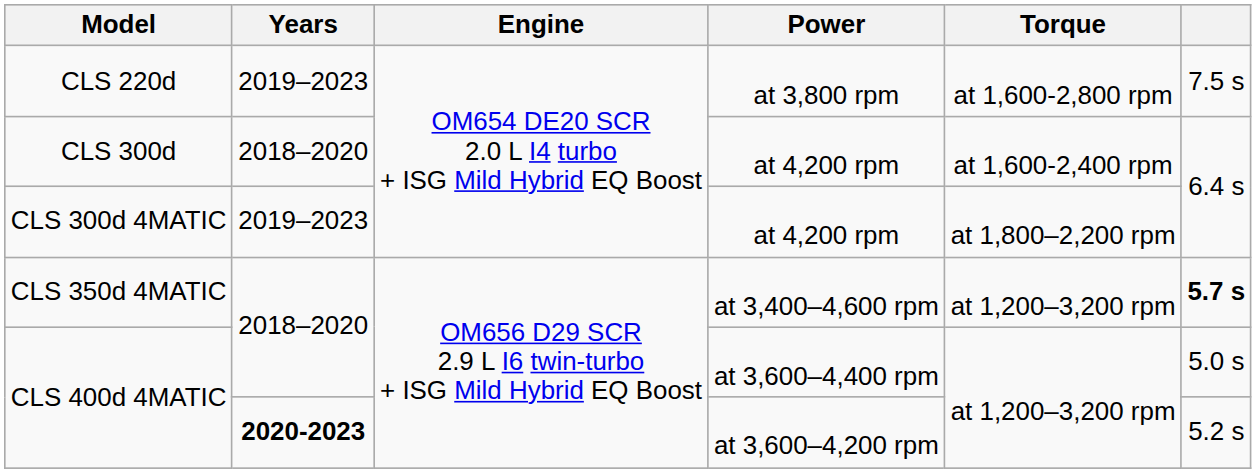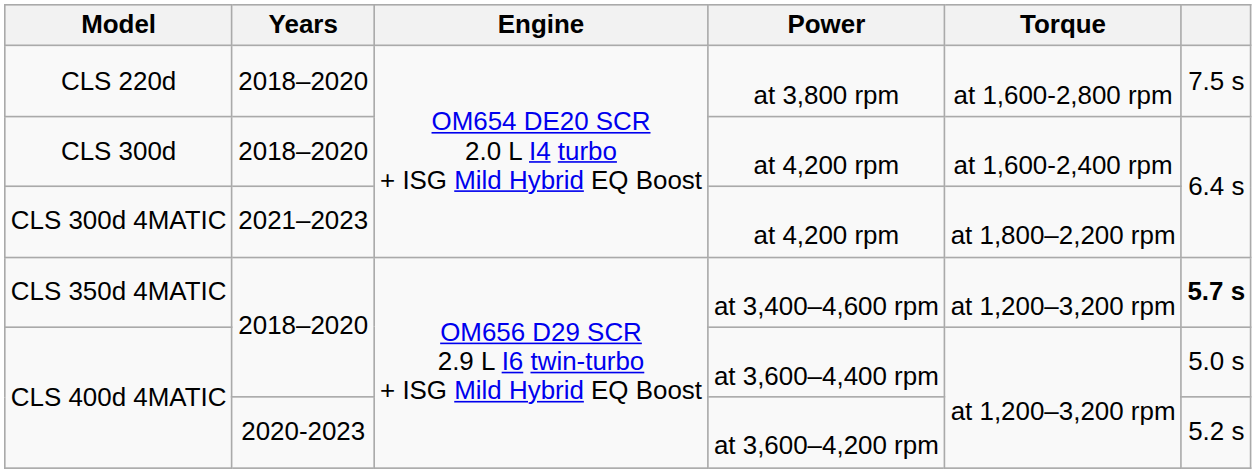(303, 80) 2019–2023 -> (303, 80) 2018–2020
(303, 221) 2019–2023 -> (303, 221) 2021–2023
(303, 432) bold -> (303, 432) normal
